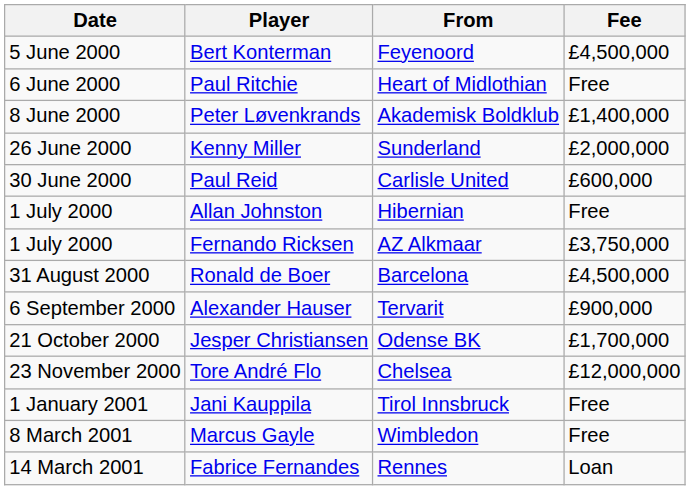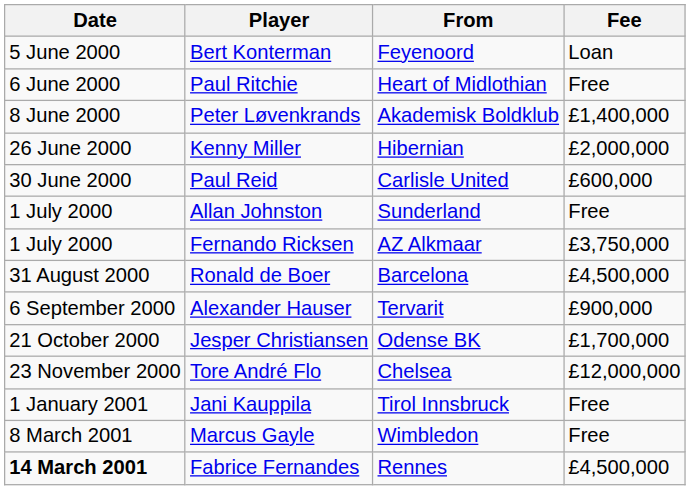(619, 52) £4,500,000 -> (591, 52) Loan
(429, 148) Sunderland -> (421, 148) Hibernian
(421, 212) Hibernian -> (429, 212) Sunderland
(77, 468) normal -> (78, 468) bold
(591, 468) Loan -> (619, 468) £4,500,000
